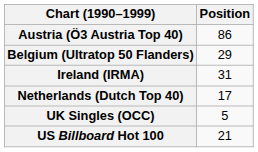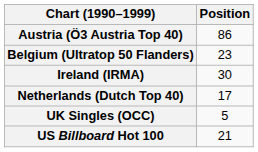(225, 55) 29 -> (225, 55) 23
(225, 75) 31 -> (225, 75) 30
